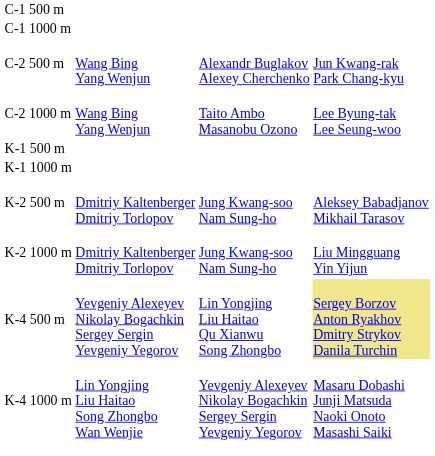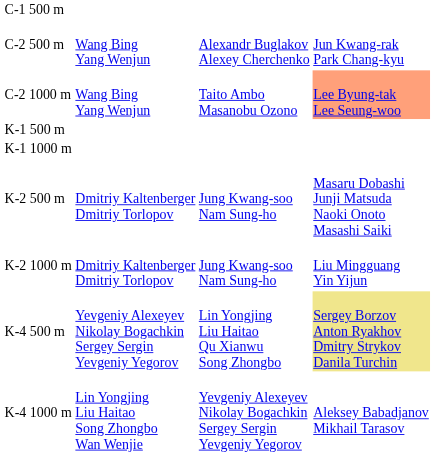- row: (38, 28)
(357, 121) no background -> (357, 102) lightsalmon background
(371, 210) Aleksey Babadjanov Mikhail Tarasov -> (359, 206) Masaru Dobashi Junji Matsuda Naoki Onoto Masashi Saiki
(359, 408) Masaru Dobashi Junji Matsuda Naoki Onoto Masashi Saiki -> (371, 421) Aleksey Babadjanov Mikhail Tarasov
